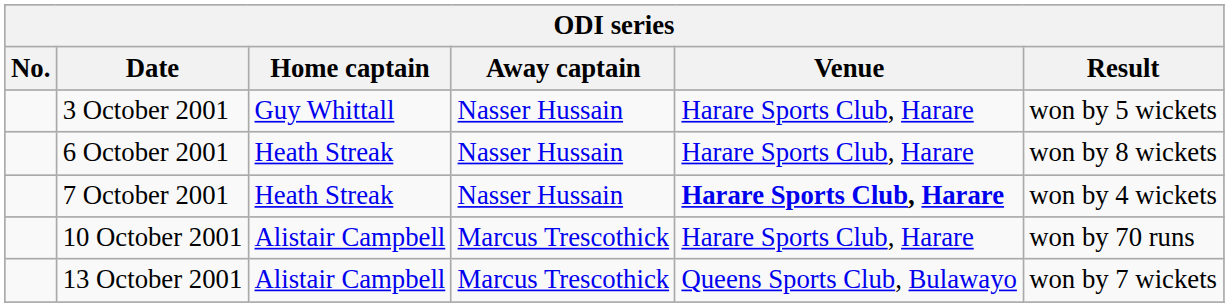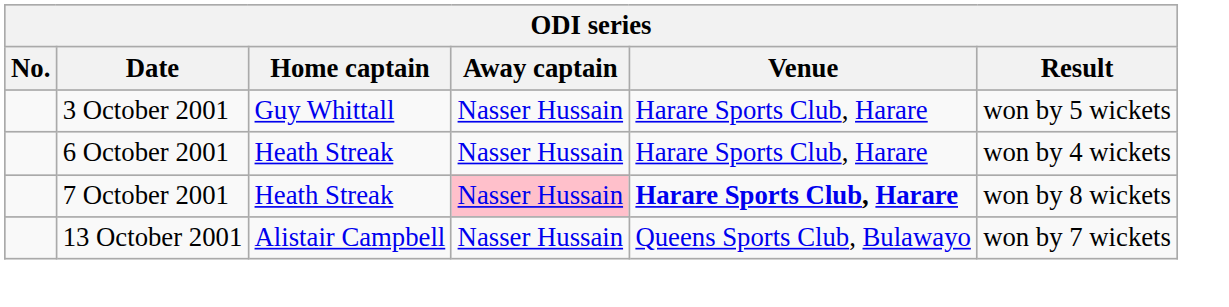(1123, 152) won by 8 wickets -> (1077, 152) won by 4 wickets
(540, 195) no background -> (540, 195) pink background
(1123, 195) won by 4 wickets -> (1077, 195) won by 8 wickets
- row: (152, 237)
(563, 279) Marcus Trescothick -> (540, 237) Nasser Hussain
